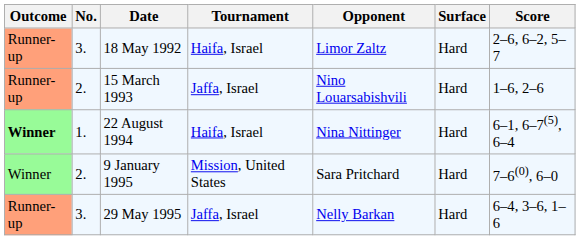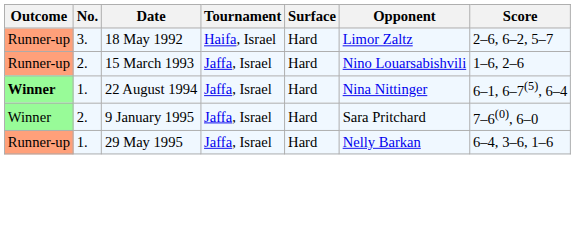columns swapped: (462, 15) <-> (374, 15)
(227, 131) Haifa, Israel -> (238, 88) Jaffa, Israel
(238, 173) Mission, United States -> (238, 116) Jaffa, Israel
(81, 214) 3. -> (82, 142) 1.
